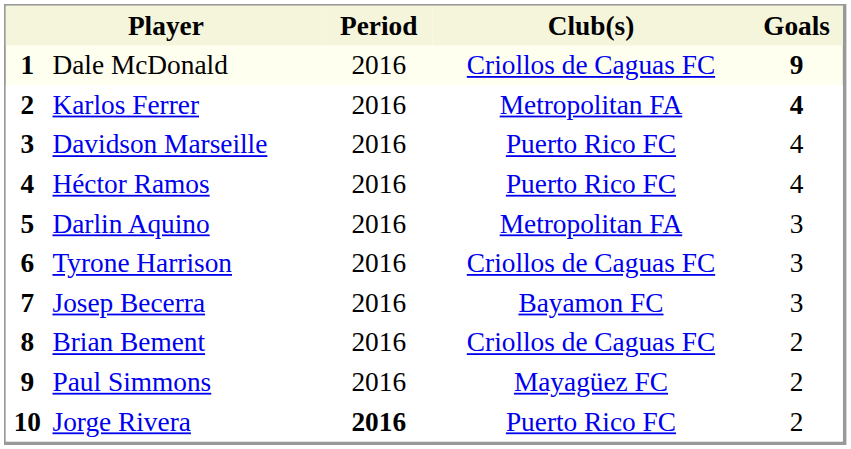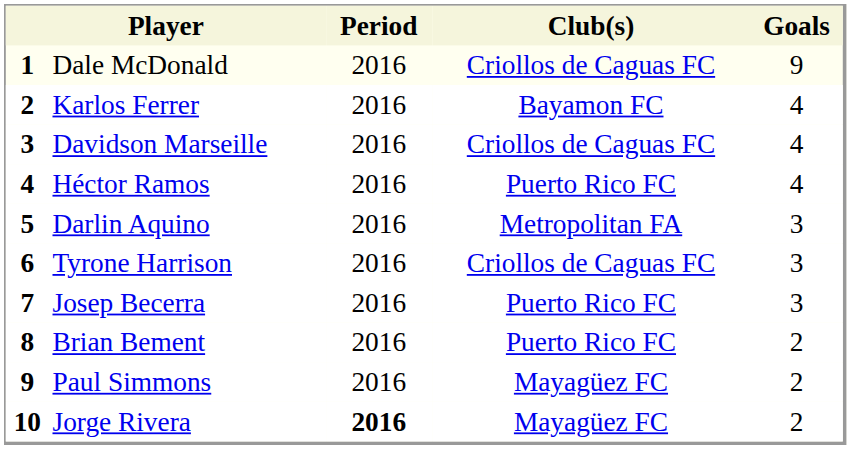(797, 65) bold -> (797, 65) normal
(591, 104) Metropolitan FA -> (591, 104) Bayamon FC
(797, 104) bold -> (797, 104) normal
(591, 144) Puerto Rico FC -> (591, 144) Criollos de Caguas FC
(591, 302) Bayamon FC -> (591, 302) Puerto Rico FC
(591, 342) Criollos de Caguas FC -> (591, 342) Puerto Rico FC
(591, 421) Puerto Rico FC -> (591, 421) Mayagüez FC
